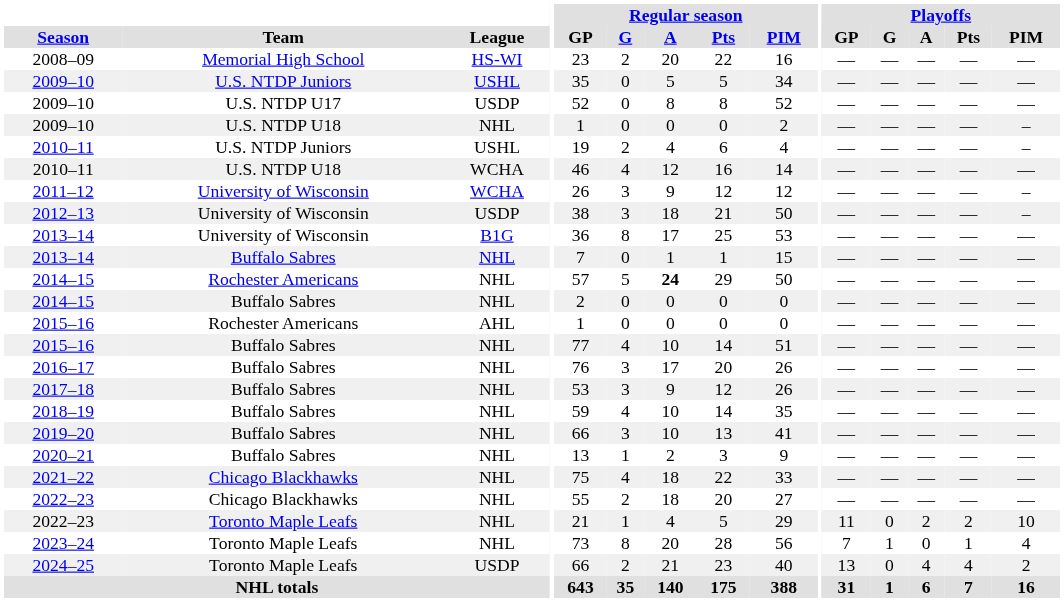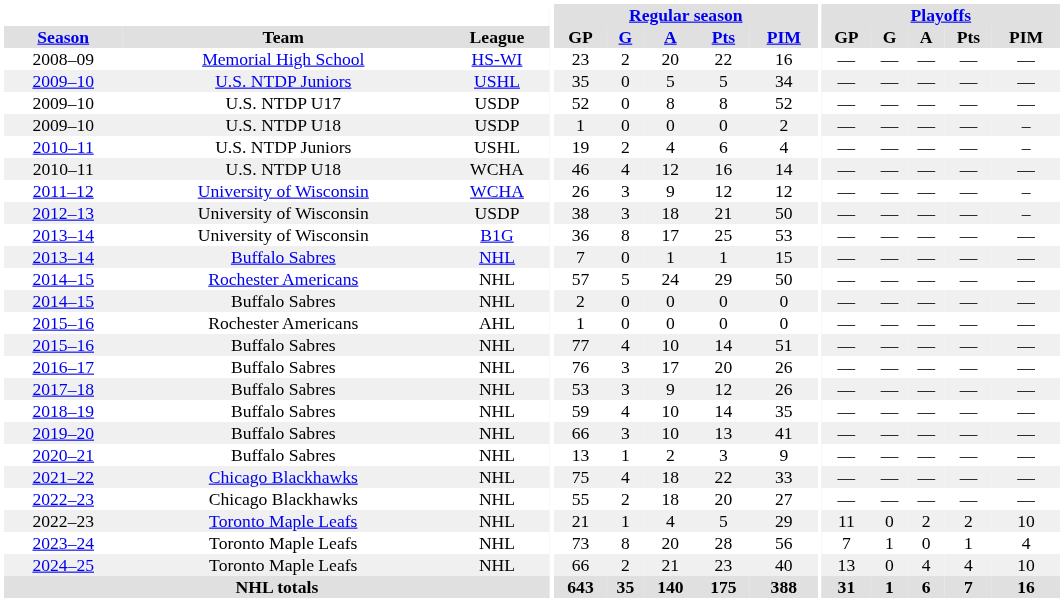(497, 124) NHL -> (497, 124) USDP
(670, 278) bold -> (670, 278) normal
(497, 564) USDP -> (497, 564) NHL
(1026, 564) 2 -> (1026, 564) 10
